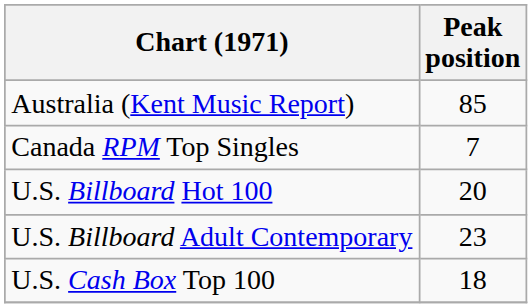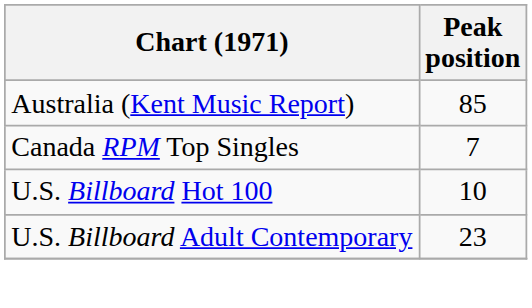(473, 191) 20 -> (473, 191) 10
- row: (143, 280)
